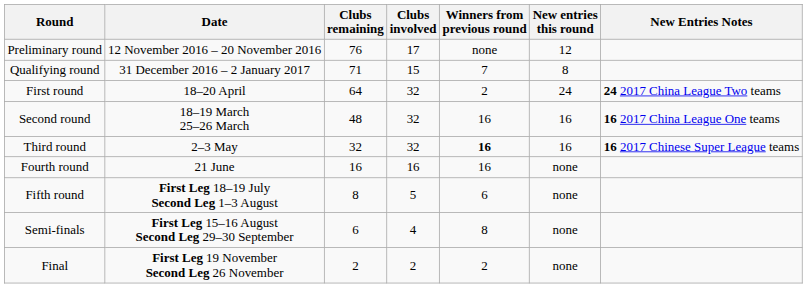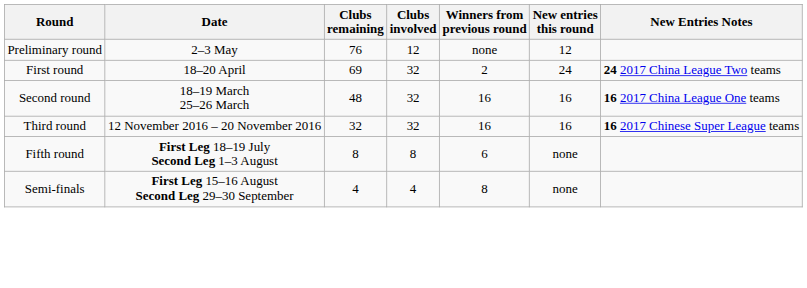(215, 49) 12 November 2016 – 20 November 2016 -> (215, 49) 2–3 May
(413, 49) 17 -> (413, 49) 12
- row: (55, 70)
(355, 91) 64 -> (355, 70) 69
(215, 146) 2–3 May -> (215, 126) 12 November 2016 – 20 November 2016
(485, 146) bold -> (485, 126) normal
- row: (55, 167)
(413, 195) 5 -> (413, 153) 8
(355, 230) 6 -> (355, 189) 4
- row: (55, 265)
